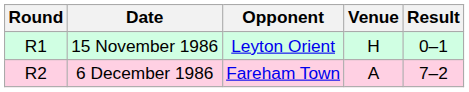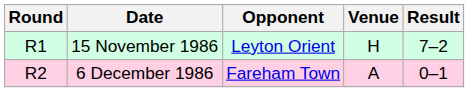(433, 45) 0–1 -> (433, 45) 7–2
(433, 73) 7–2 -> (433, 73) 0–1
